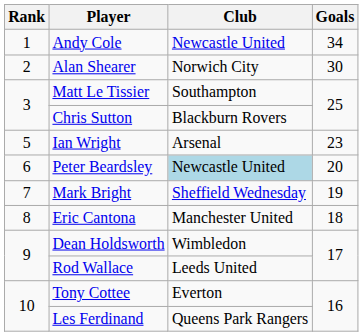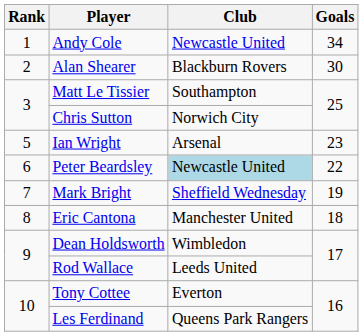(215, 67) Norwich City -> (229, 67) Blackburn Rovers
(229, 117) Blackburn Rovers -> (215, 117) Norwich City
(335, 167) 20 -> (335, 167) 22
